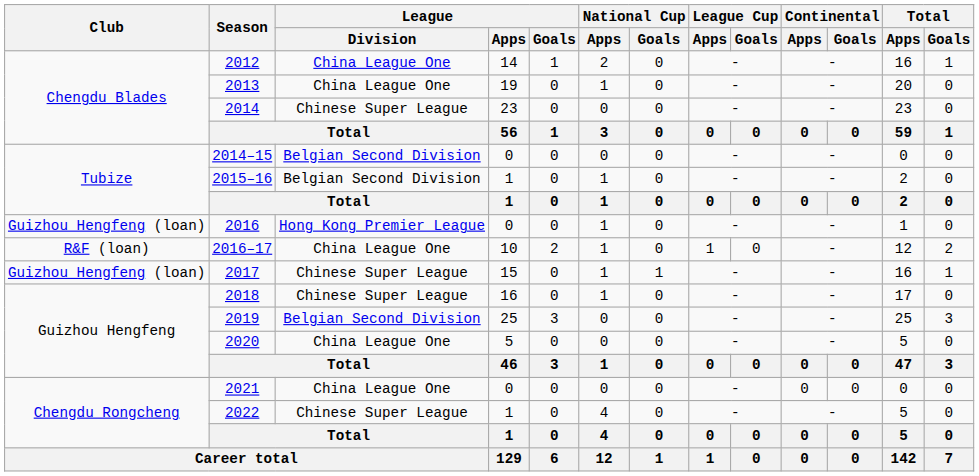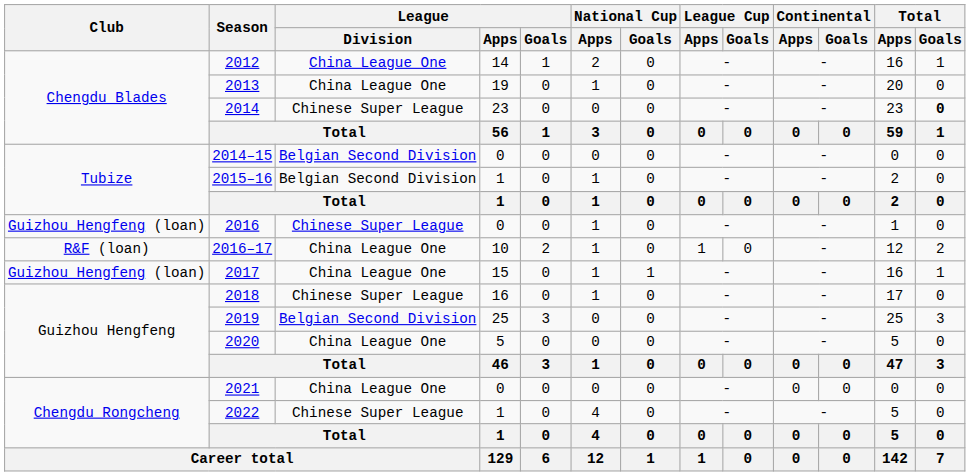(949, 109) normal -> (940, 109) bold
(382, 226) Hong Kong Premier League -> (378, 226) Chinese Super League
(382, 273) Chinese Super League -> (378, 273) China League One
